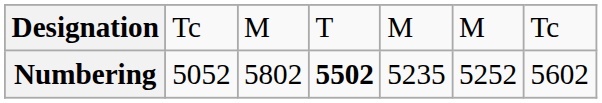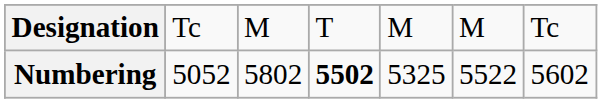(416, 73) 5235 -> (416, 73) 5325
(488, 73) 5252 -> (488, 73) 5522
